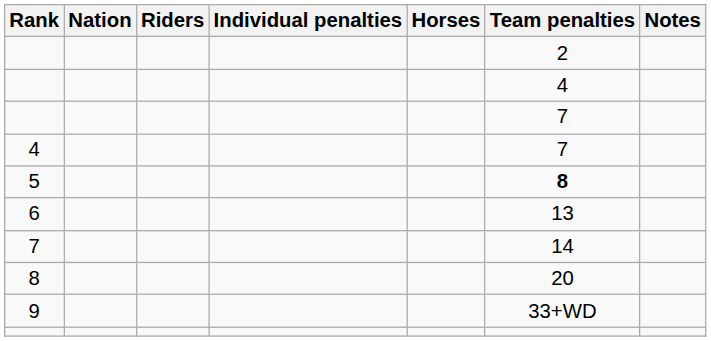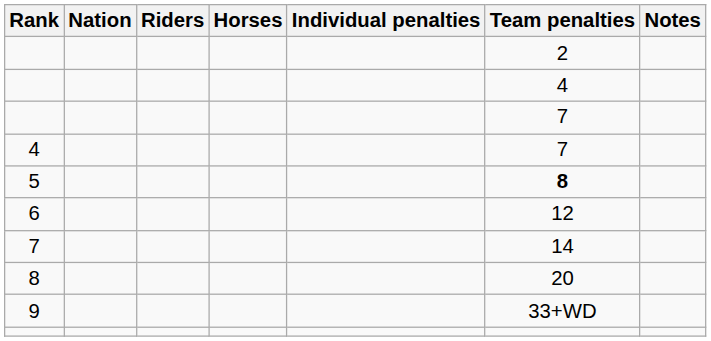columns swapped: (446, 20) <-> (308, 20)
(562, 213) 13 -> (562, 213) 12
